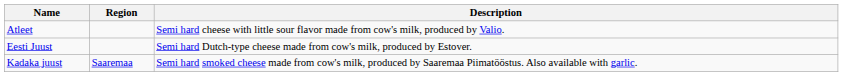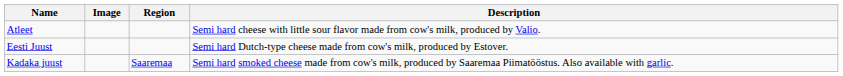+ column: (107, 12)
